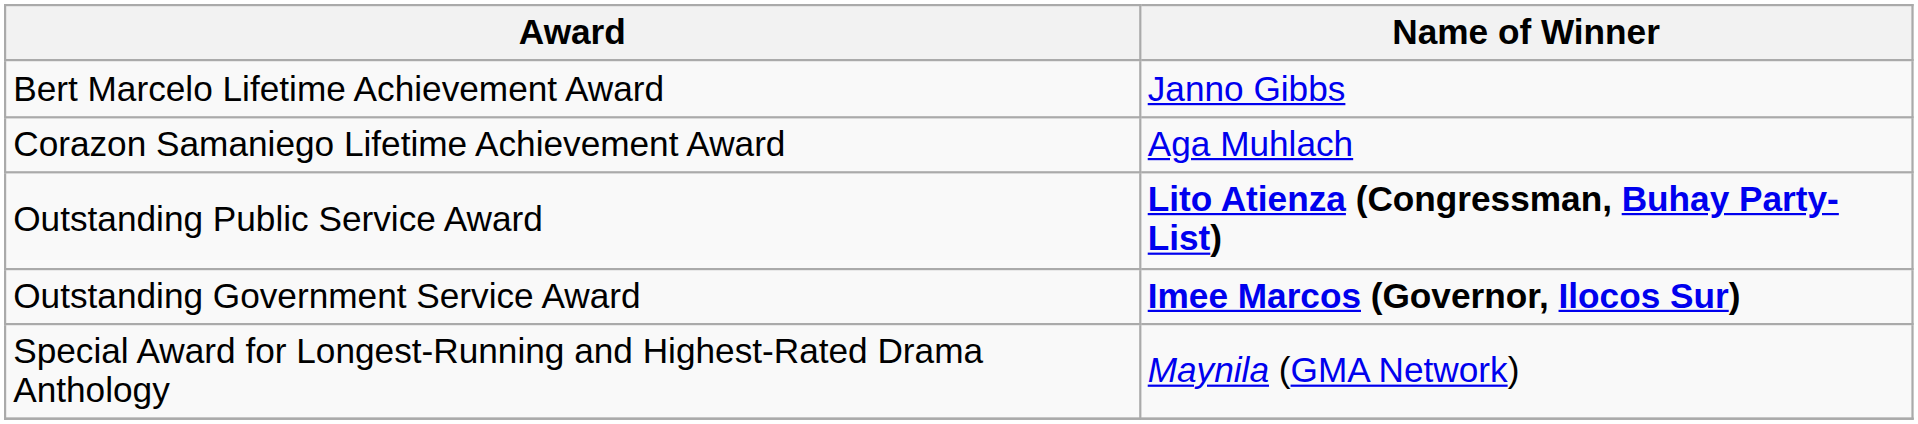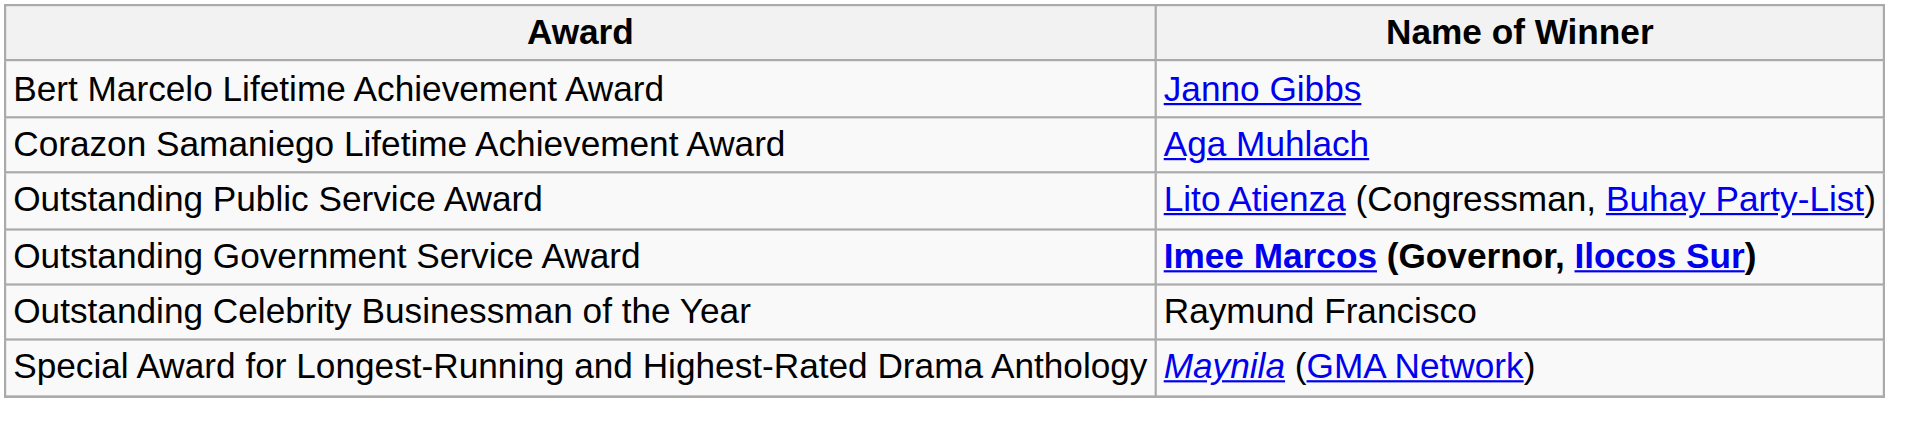(1493, 219) bold -> (1520, 199) normal
+ row: (382, 311)
